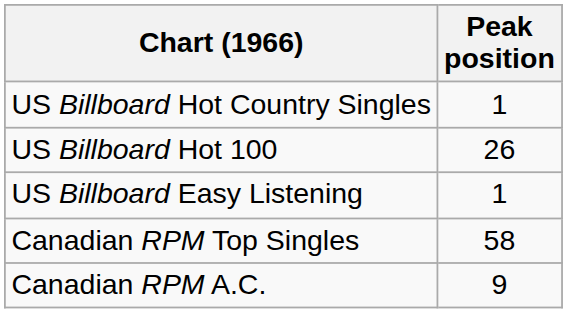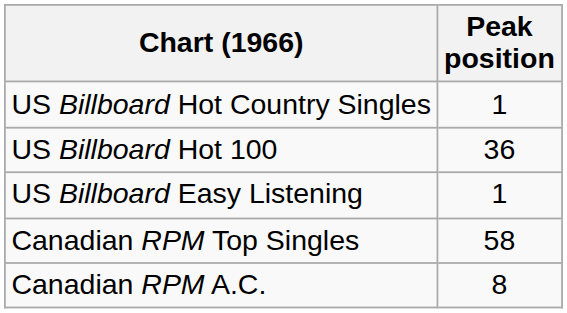(499, 149) 26 -> (499, 149) 36
(499, 284) 9 -> (499, 284) 8
